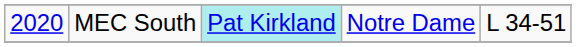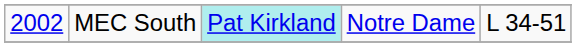(37, 23) 2020 -> (37, 23) 2002
